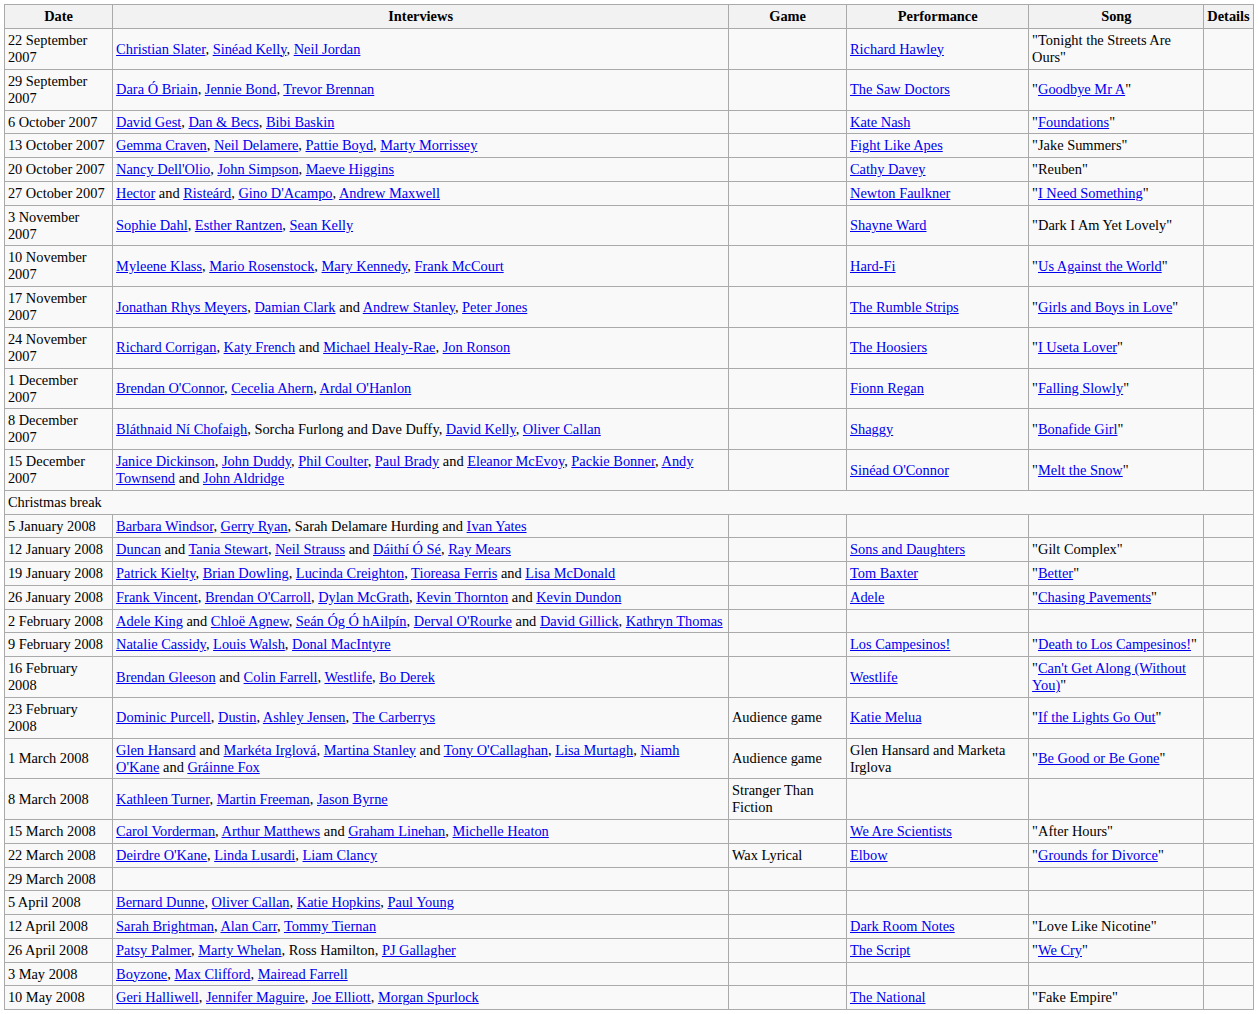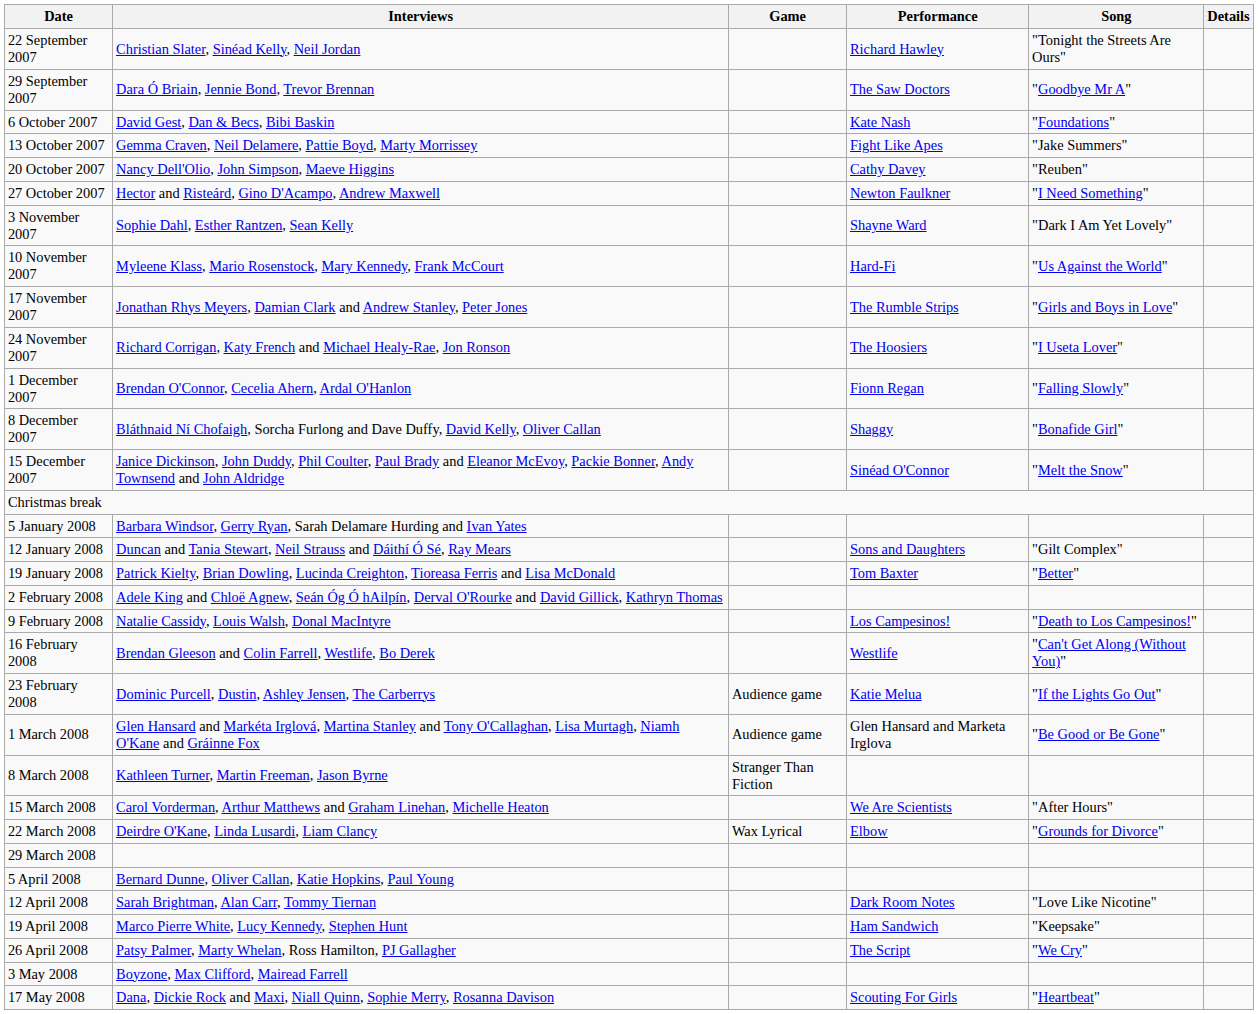- row: (55, 597)
+ row: (48, 926)
- row: (46, 997)
+ row: (46, 997)
